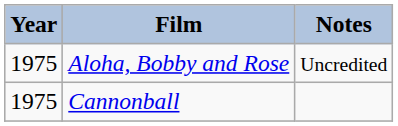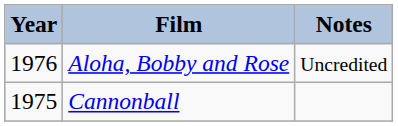(34, 62) 1975 -> (34, 62) 1976
